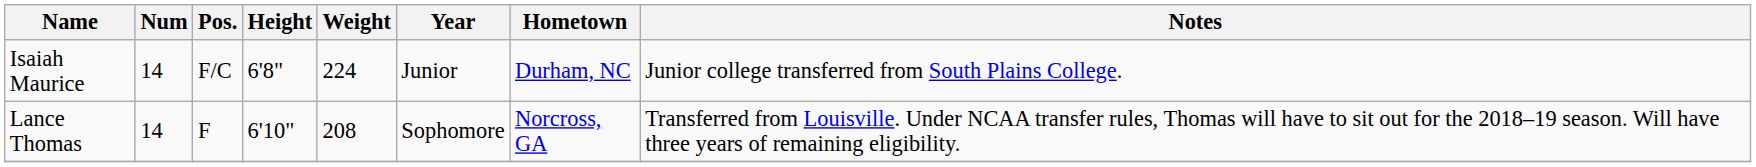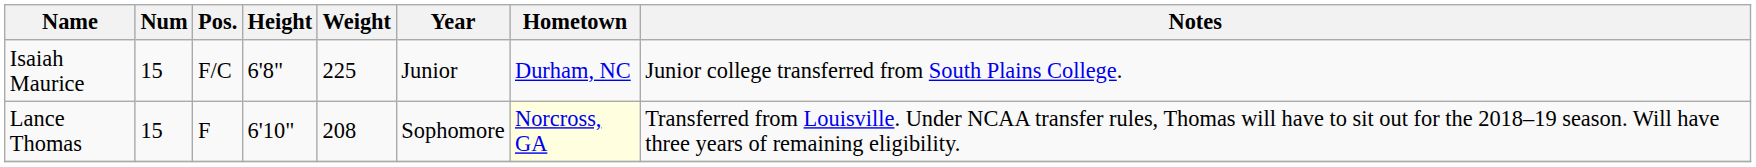(152, 70) 14 -> (152, 70) 15
(339, 70) 224 -> (339, 70) 225
(152, 131) 14 -> (152, 131) 15
(558, 131) no background -> (558, 131) lightyellow background
